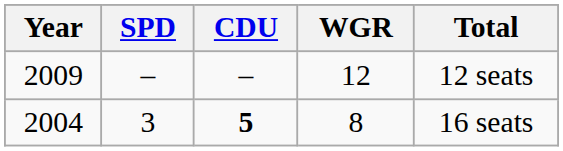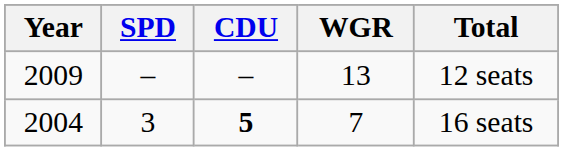(356, 74) 12 -> (356, 74) 13
(356, 121) 8 -> (356, 121) 7
